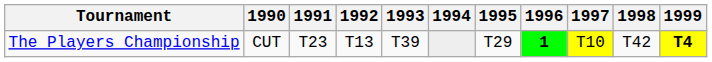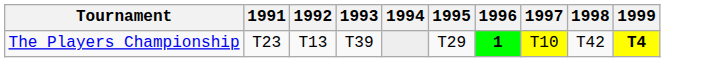- column: (267, 18)
